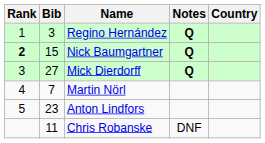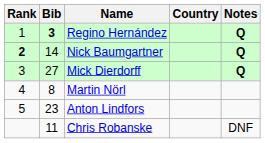columns swapped: (234, 14) <-> (189, 14)
(52, 33) normal -> (52, 33) bold
(52, 52) 15 -> (52, 52) 14
(52, 90) 7 -> (52, 90) 8
